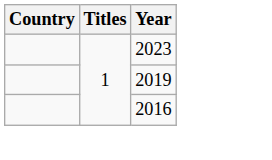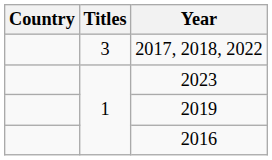+ row: (199, 49)
